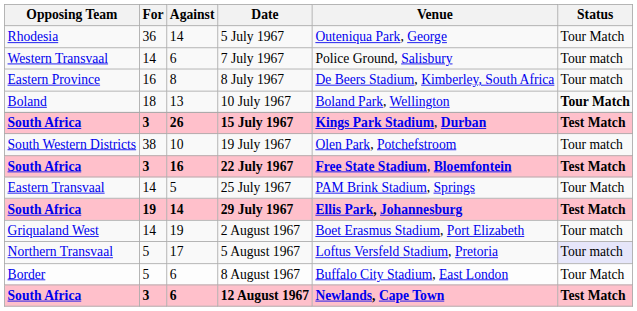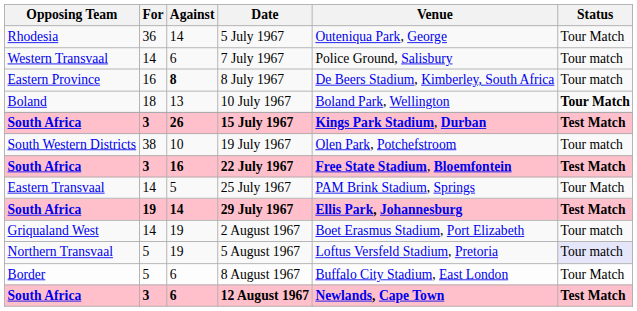(173, 79) normal -> (173, 79) bold
(177, 252) 17 -> (177, 252) 19
